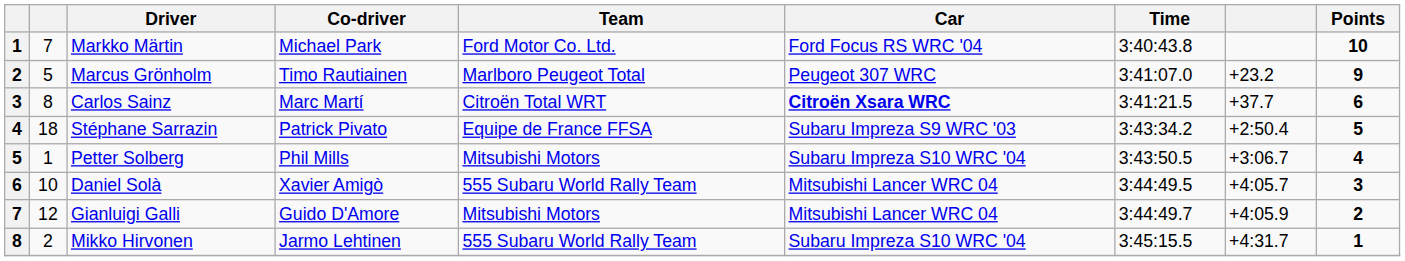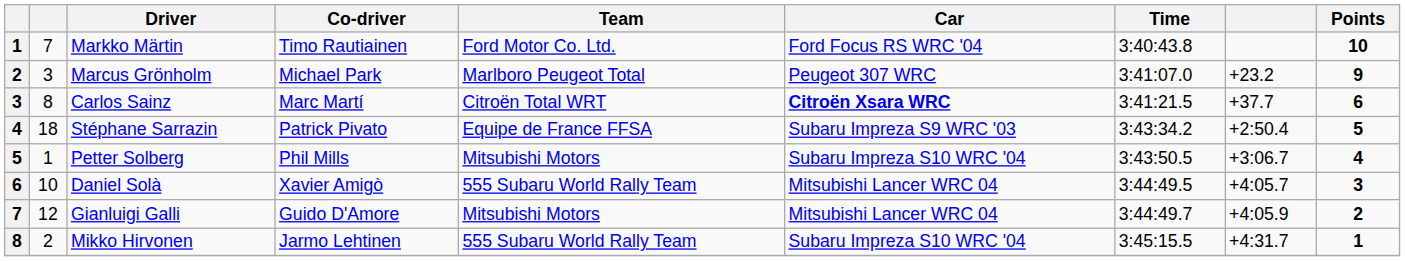(330, 46) Michael Park -> (343, 46) Timo Rautiainen
(48, 74) 5 -> (48, 74) 3
(343, 74) Timo Rautiainen -> (330, 74) Michael Park
